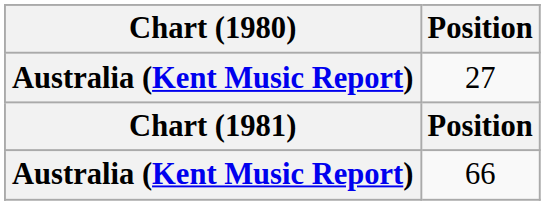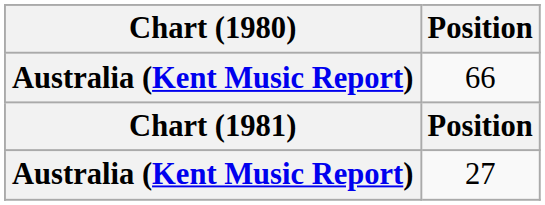rows swapped: (480, 174) <-> (480, 77)
